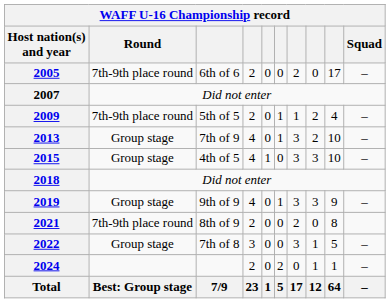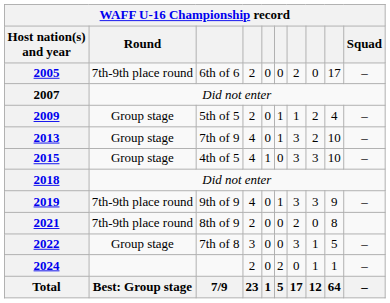(142, 116) 7th-9th place round -> (142, 116) Group stage
(142, 201) Group stage -> (142, 201) 7th-9th place round
